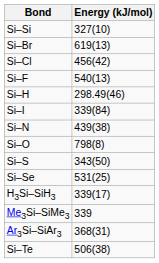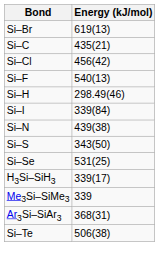- row: (19, 29)
+ row: (18, 45)
- row: (18, 144)
